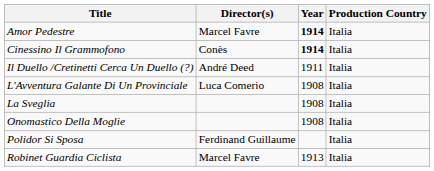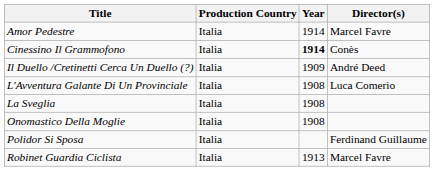columns swapped: (247, 13) <-> (378, 13)
(312, 31) bold -> (313, 31) normal
(312, 67) 1911 -> (313, 67) 1909
